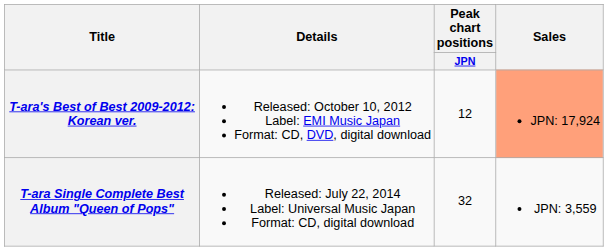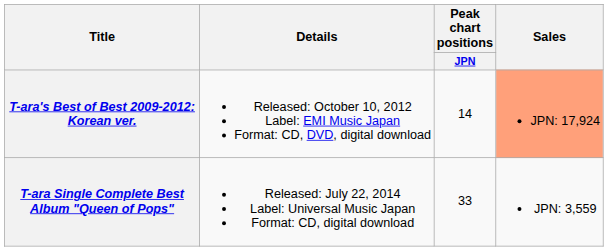(465, 113) 12 -> (465, 113) 14
(465, 201) 32 -> (465, 201) 33
